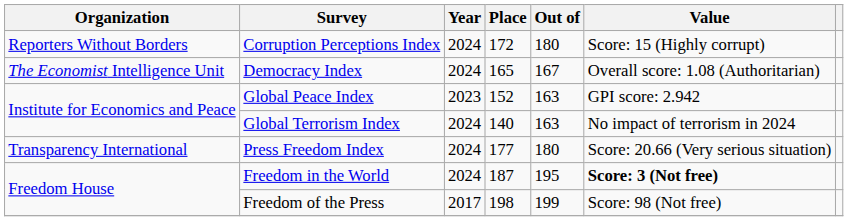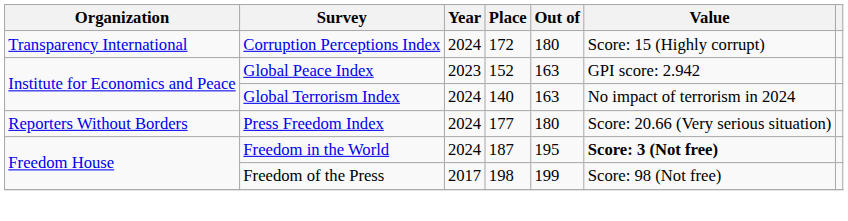(98, 44) Reporters Without Borders -> (98, 44) Transparency International
- row: (303, 70)
(98, 149) Transparency International -> (98, 123) Reporters Without Borders
